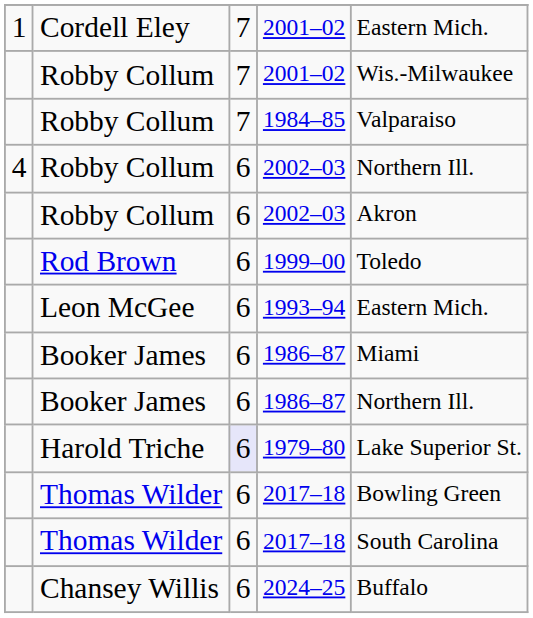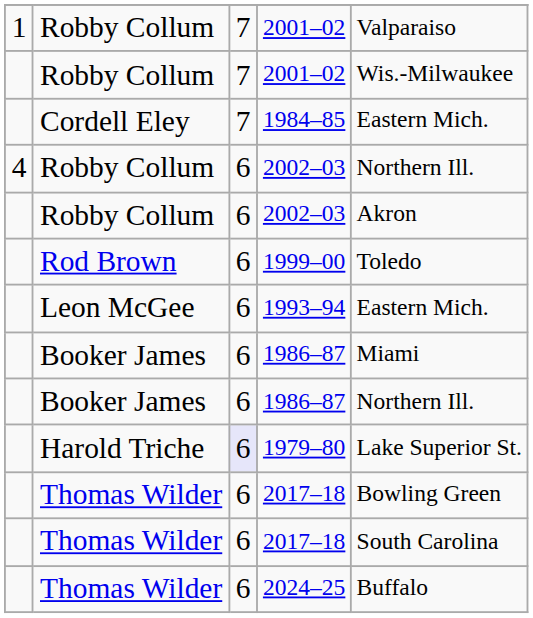(115, 27) Cordell Eley -> (127, 27) Robby Collum
(423, 27) Eastern Mich. -> (406, 27) Valparaiso
(127, 121) Robby Collum -> (115, 121) Cordell Eley
(406, 121) Valparaiso -> (423, 121) Eastern Mich.
(129, 588) Chansey Willis -> (131, 588) Thomas Wilder
